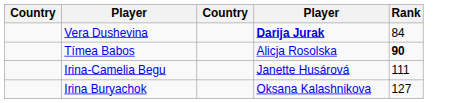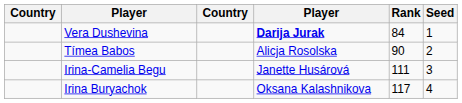+ column: (440, 13)
(398, 51) bold -> (398, 51) normal
(401, 88) 127 -> (401, 88) 117
